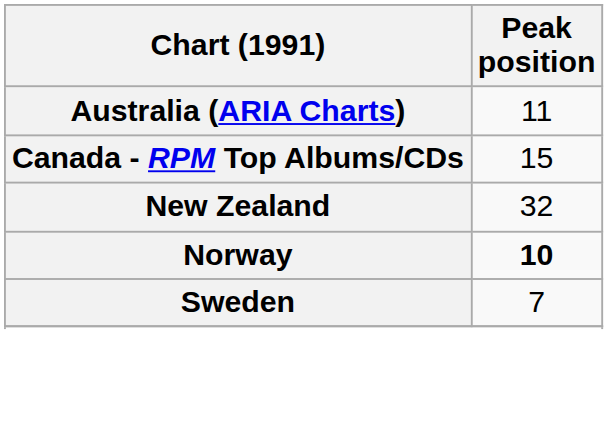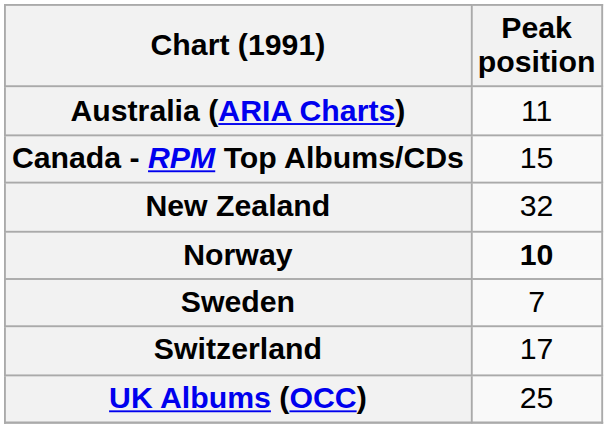+ row: (238, 350)
+ row: (238, 398)
